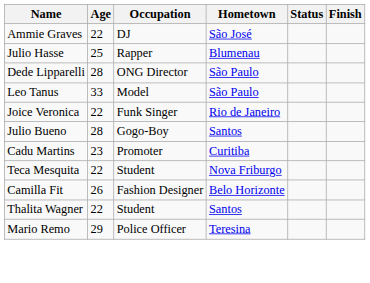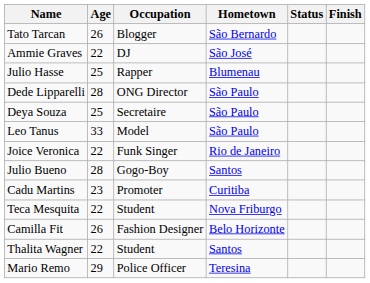+ row: (36, 33)
+ row: (37, 111)
